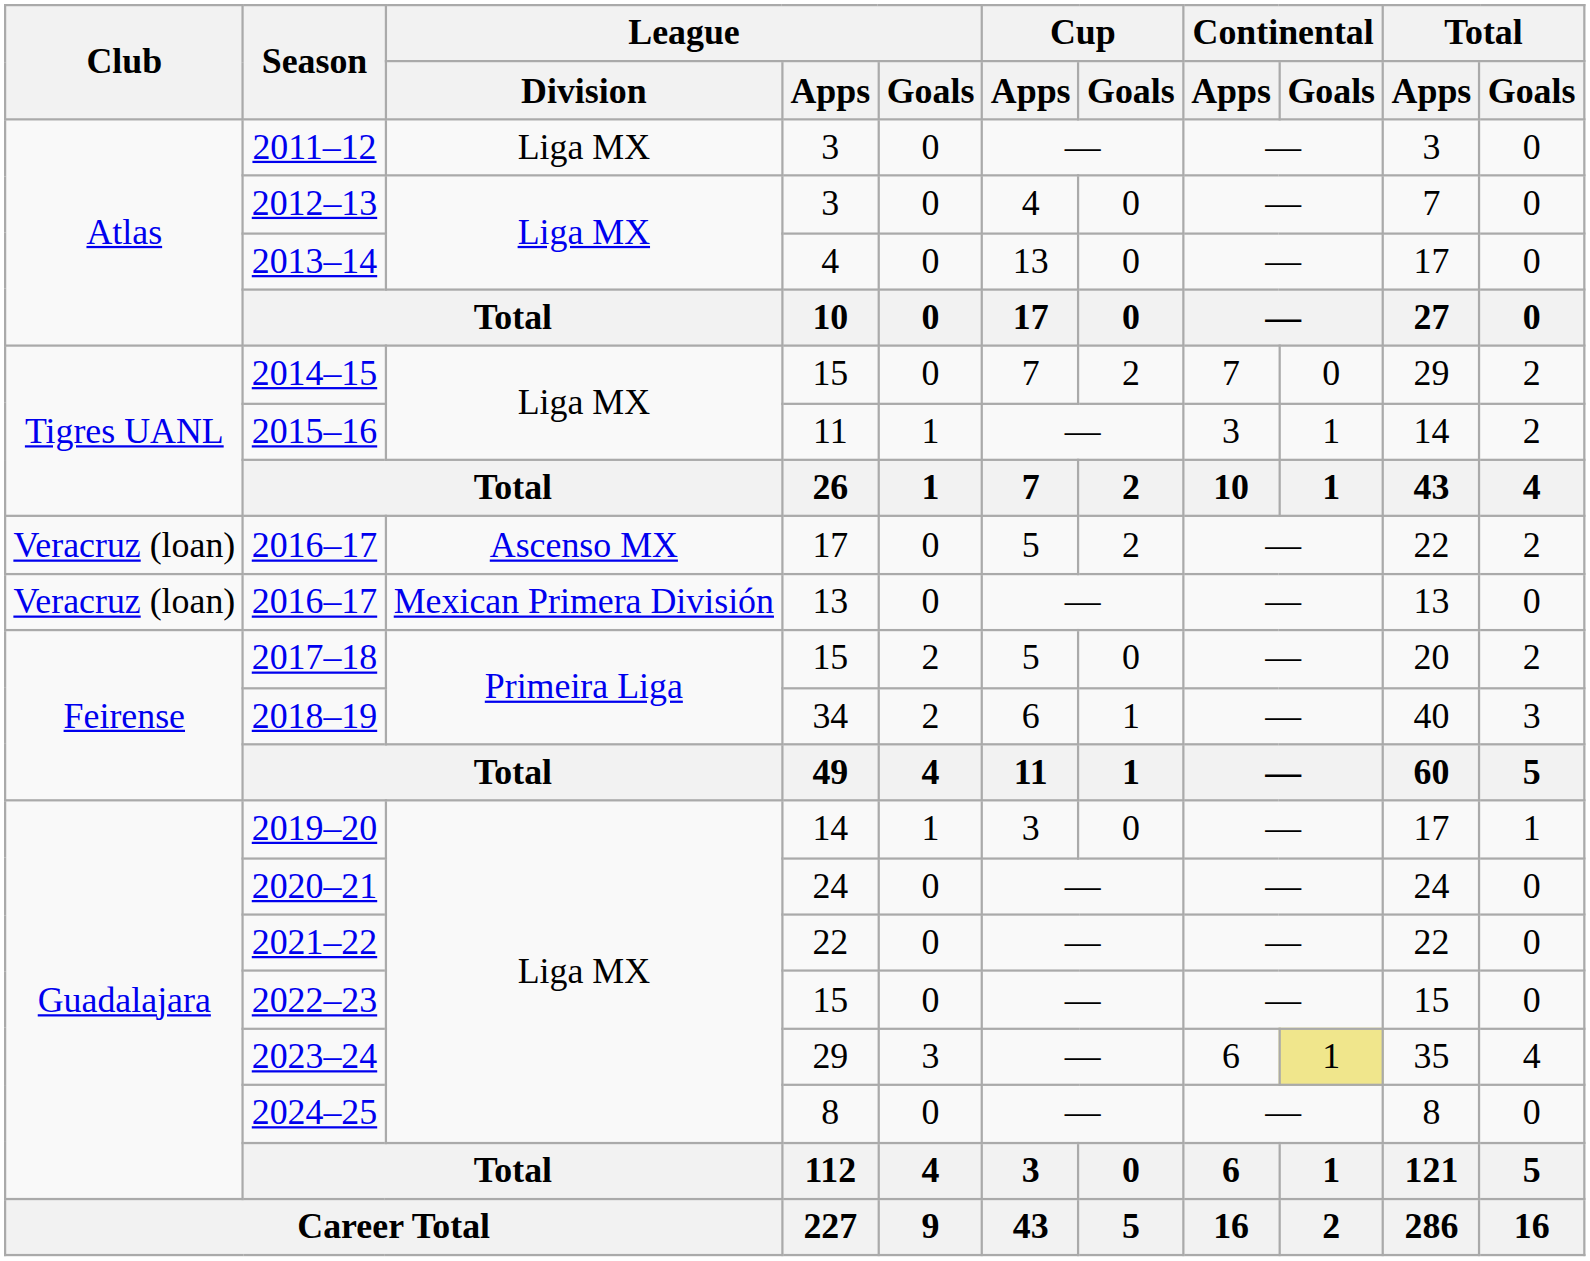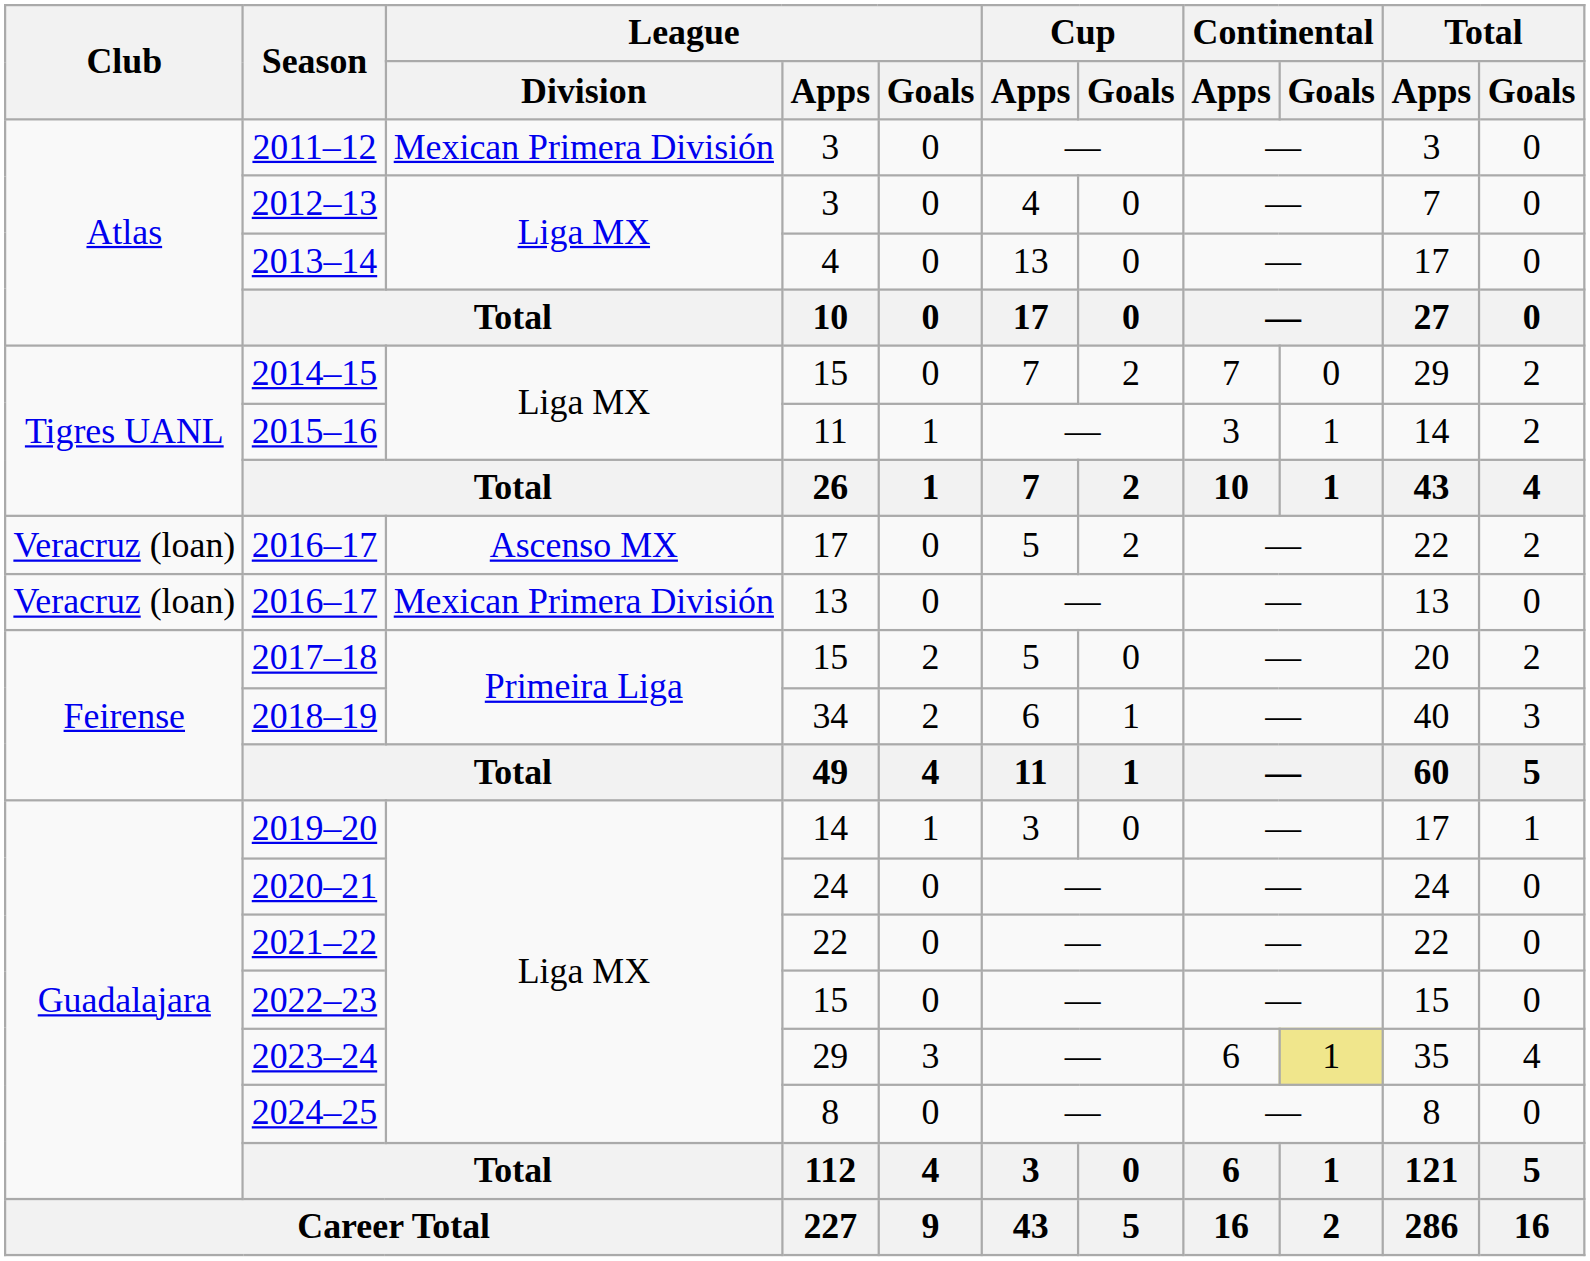(584, 146) Liga MX -> (584, 146) Mexican Primera División
